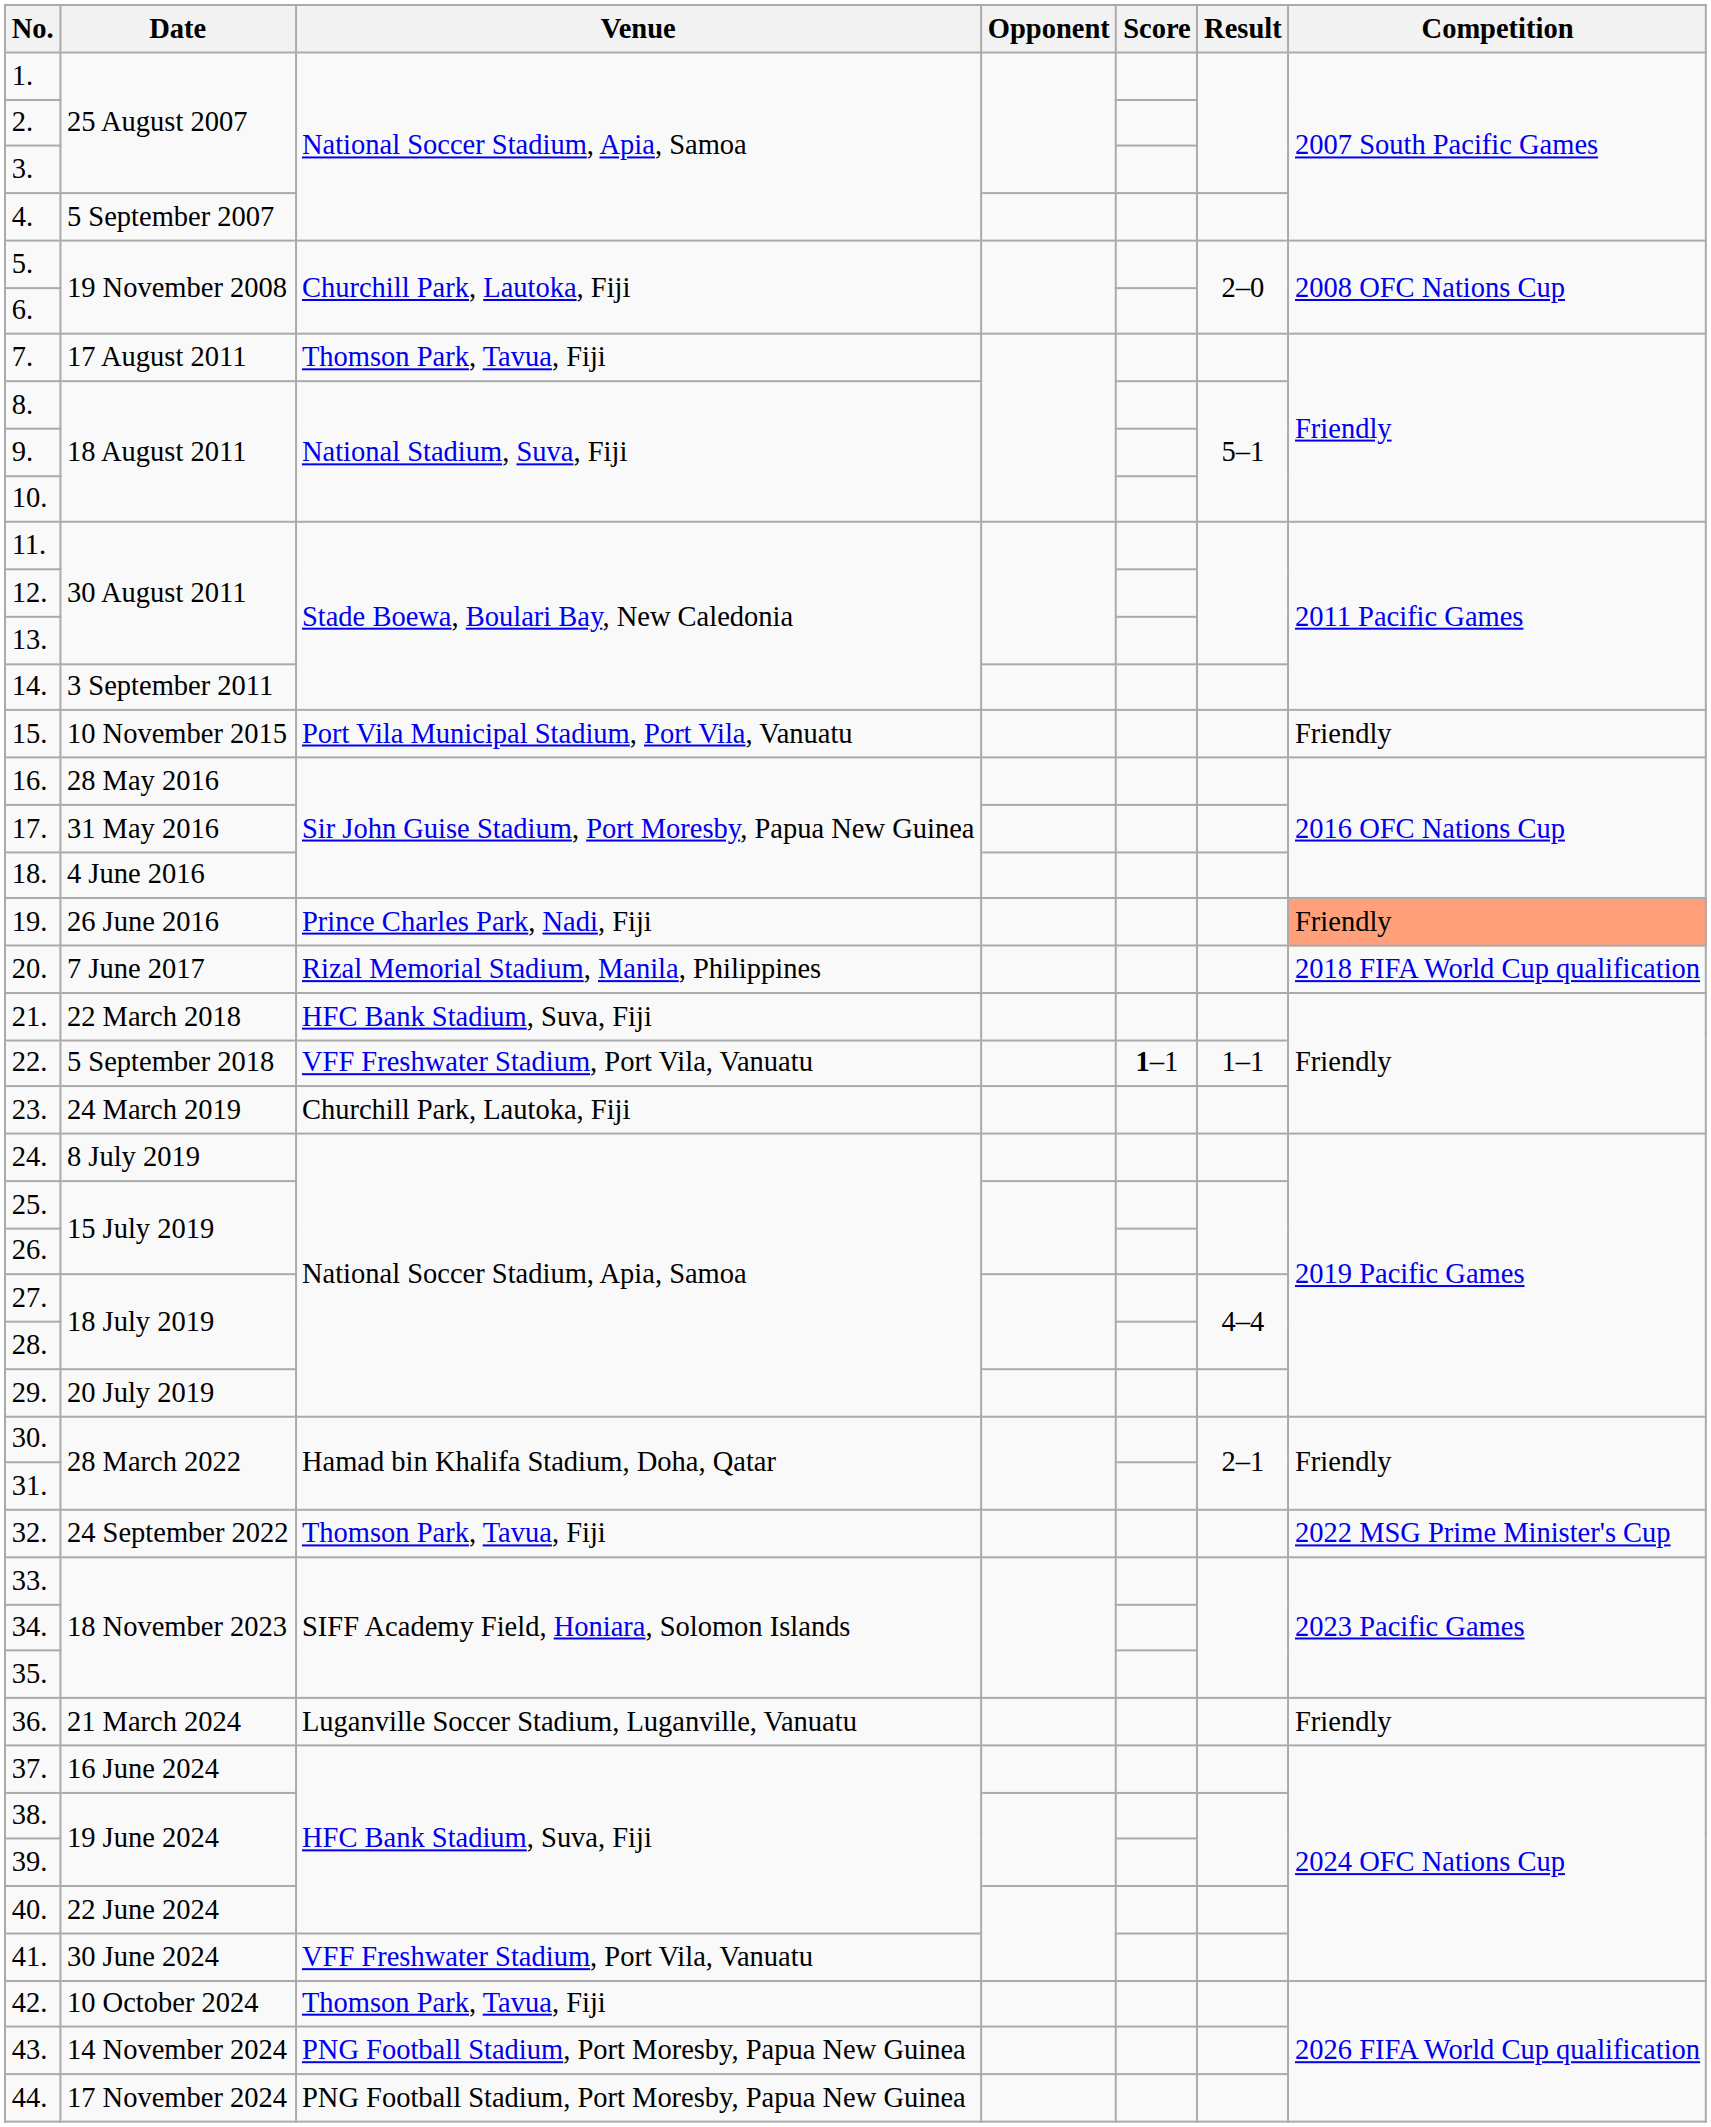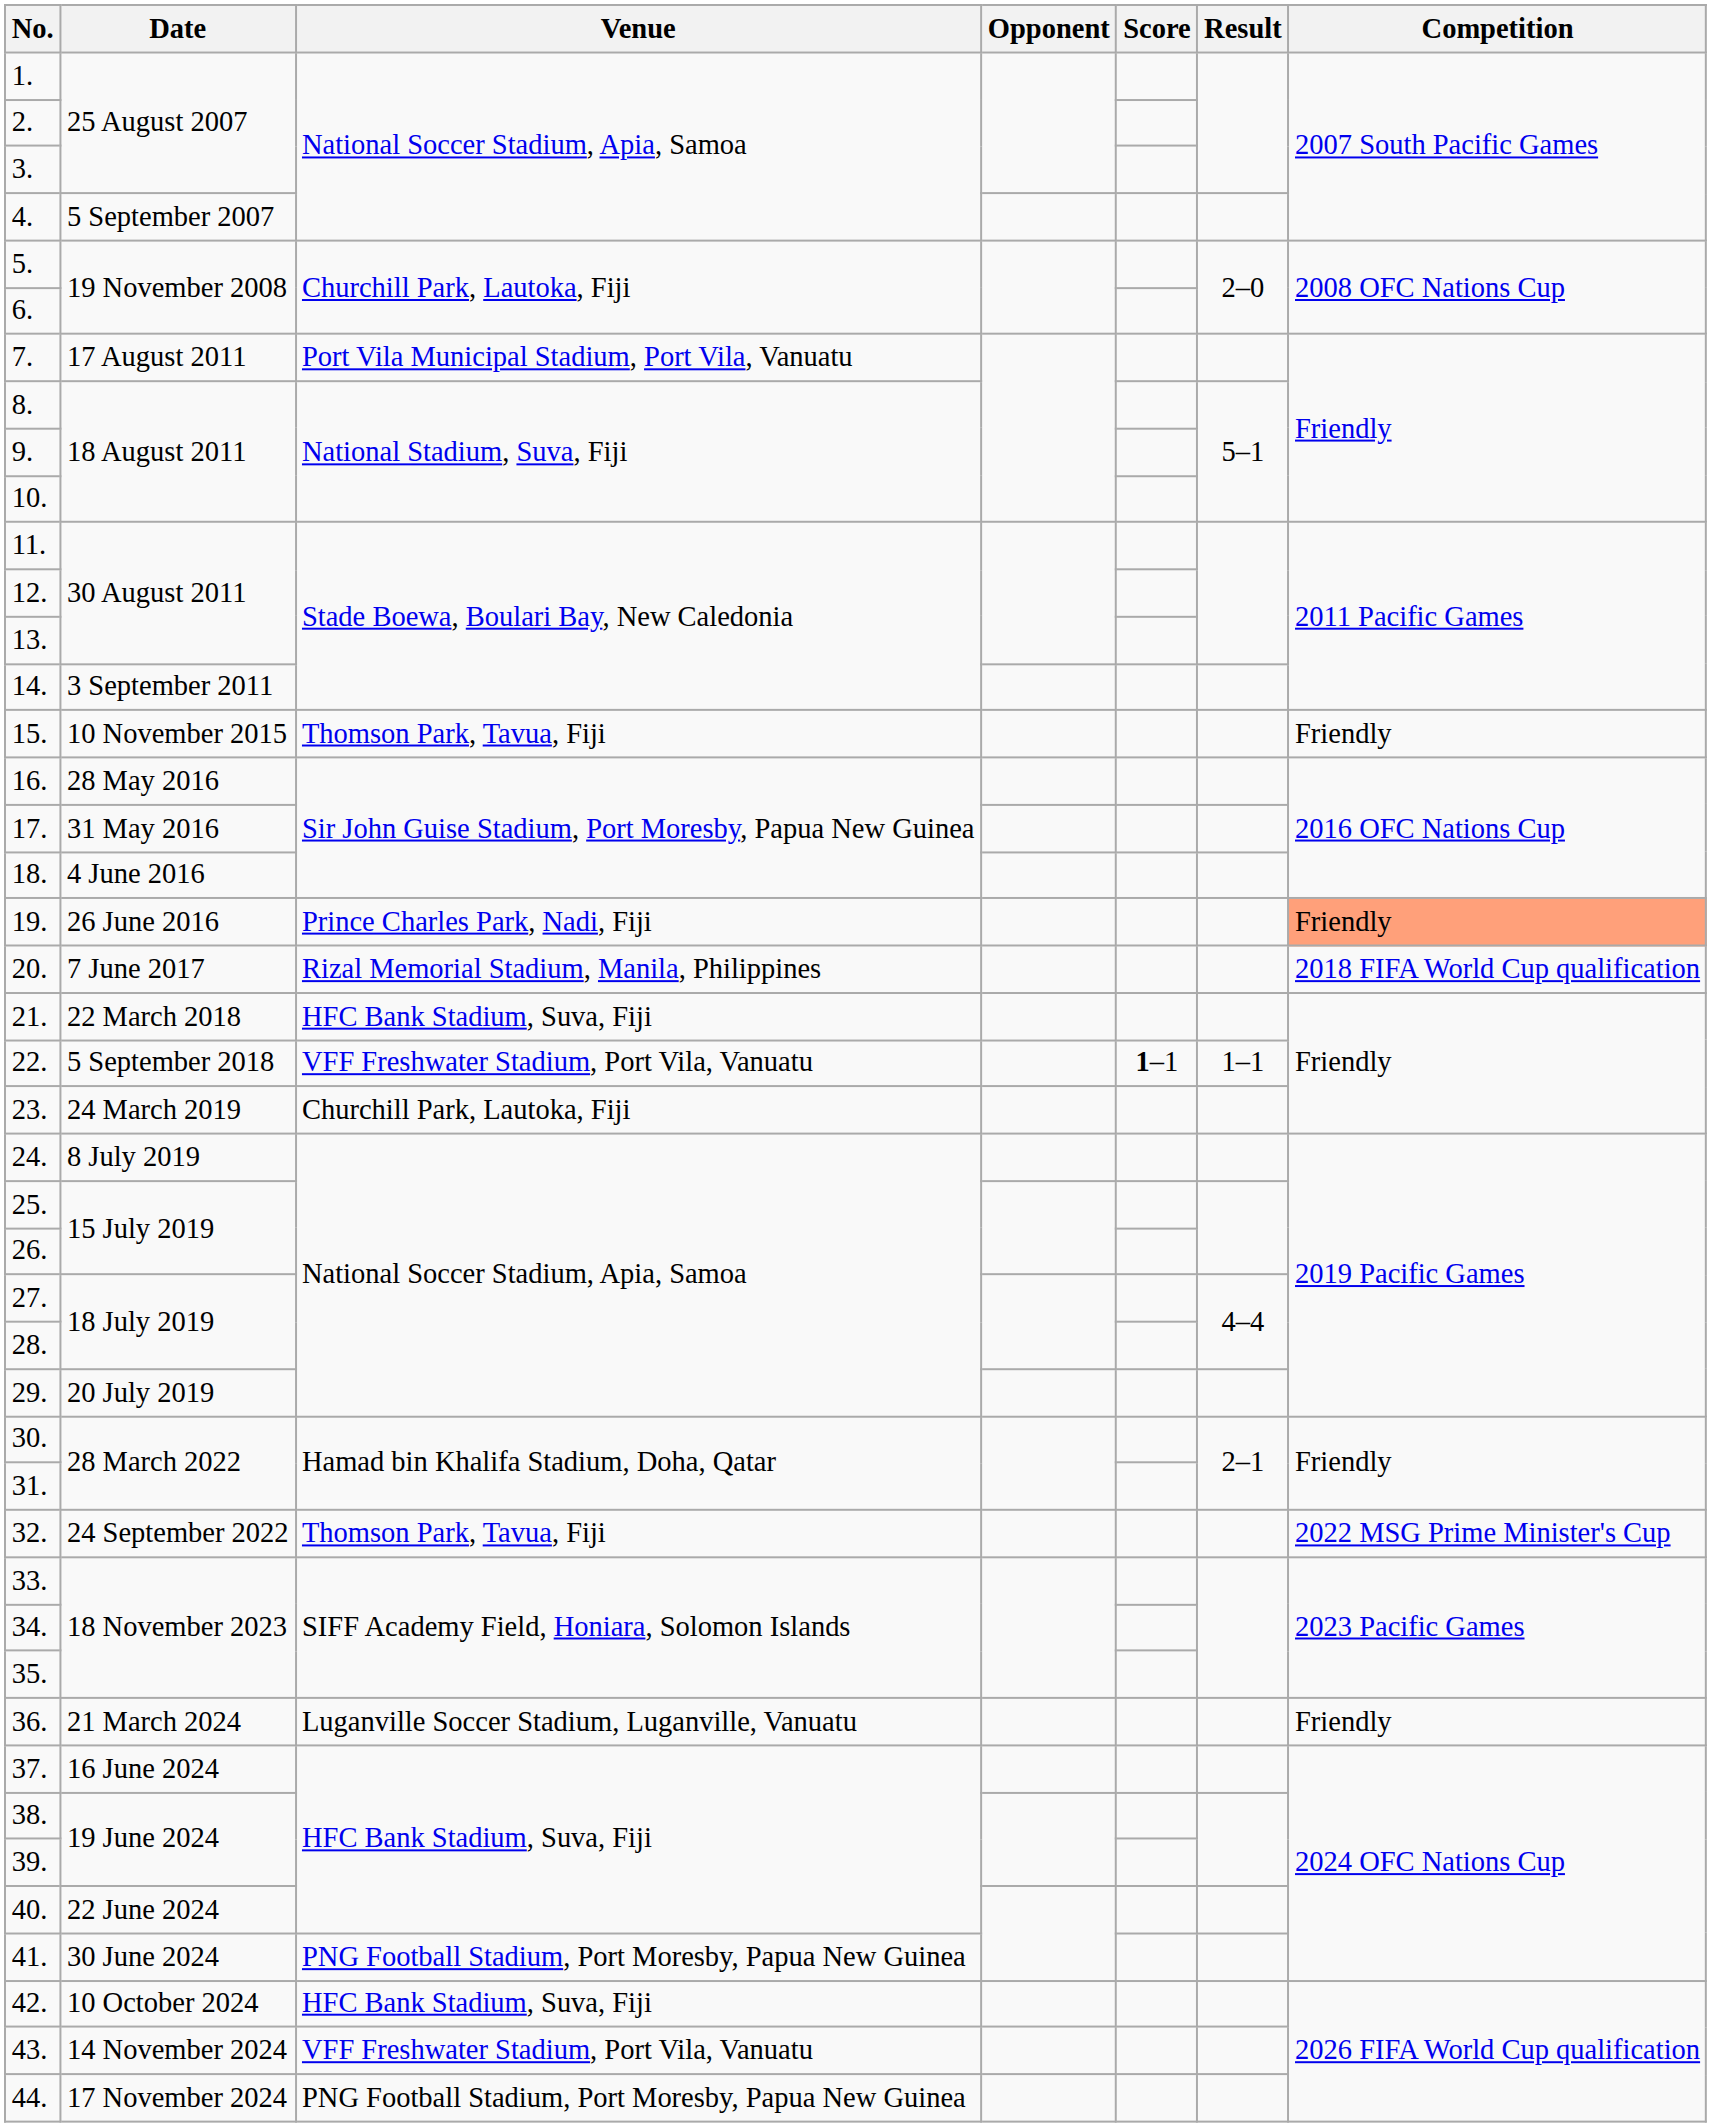(454, 357) Thomson Park, Tavua, Fiji -> (577, 357) Port Vila Municipal Stadium, Port Vila, Vanuatu
(577, 733) Port Vila Municipal Stadium, Port Vila, Vanuatu -> (454, 733) Thomson Park, Tavua, Fiji
(557, 1956) VFF Freshwater Stadium, Port Vila, Vanuatu -> (634, 1956) PNG Football Stadium, Port Moresby, Papua New Guinea
(454, 2003) Thomson Park, Tavua, Fiji -> (477, 2003) HFC Bank Stadium, Suva, Fiji
(634, 2050) PNG Football Stadium, Port Moresby, Papua New Guinea -> (557, 2050) VFF Freshwater Stadium, Port Vila, Vanuatu
